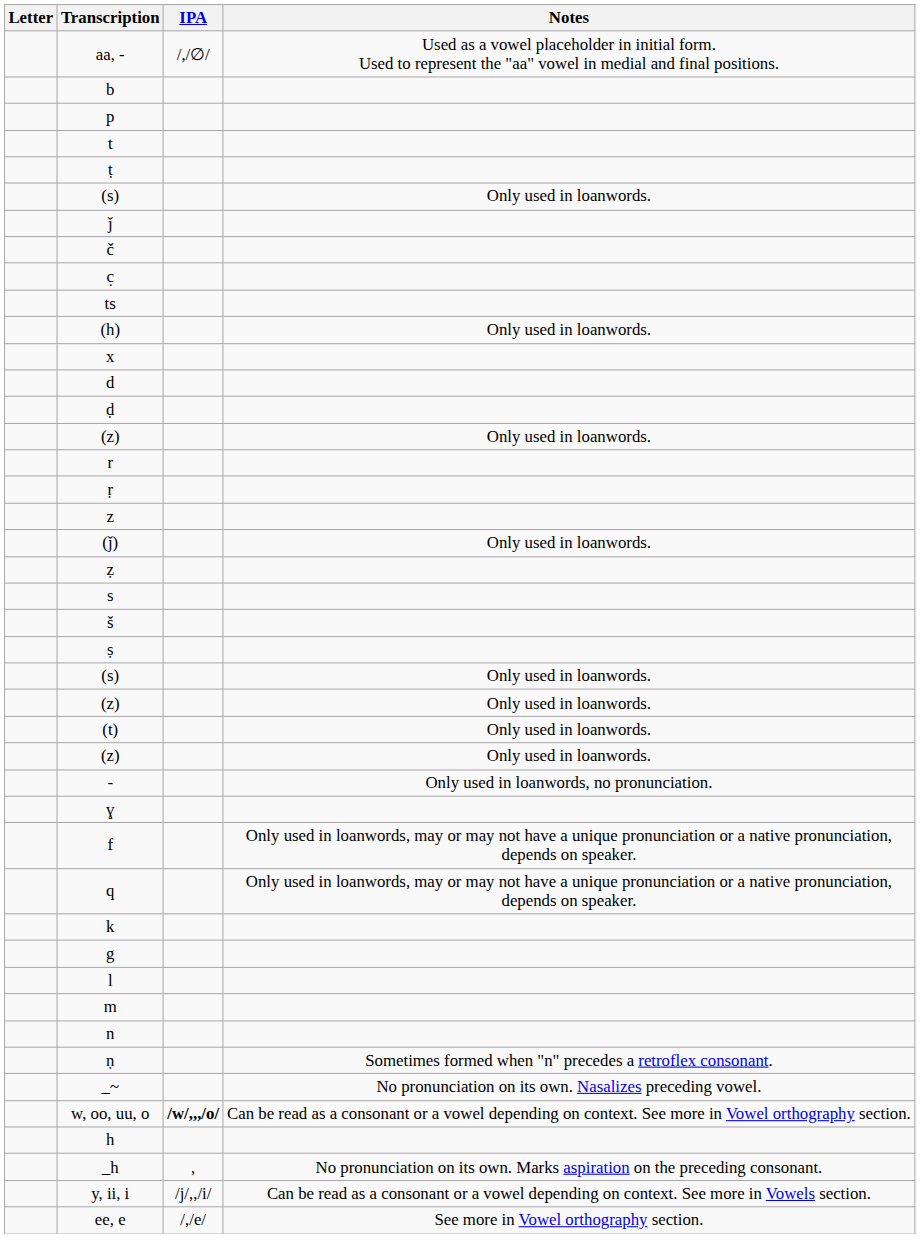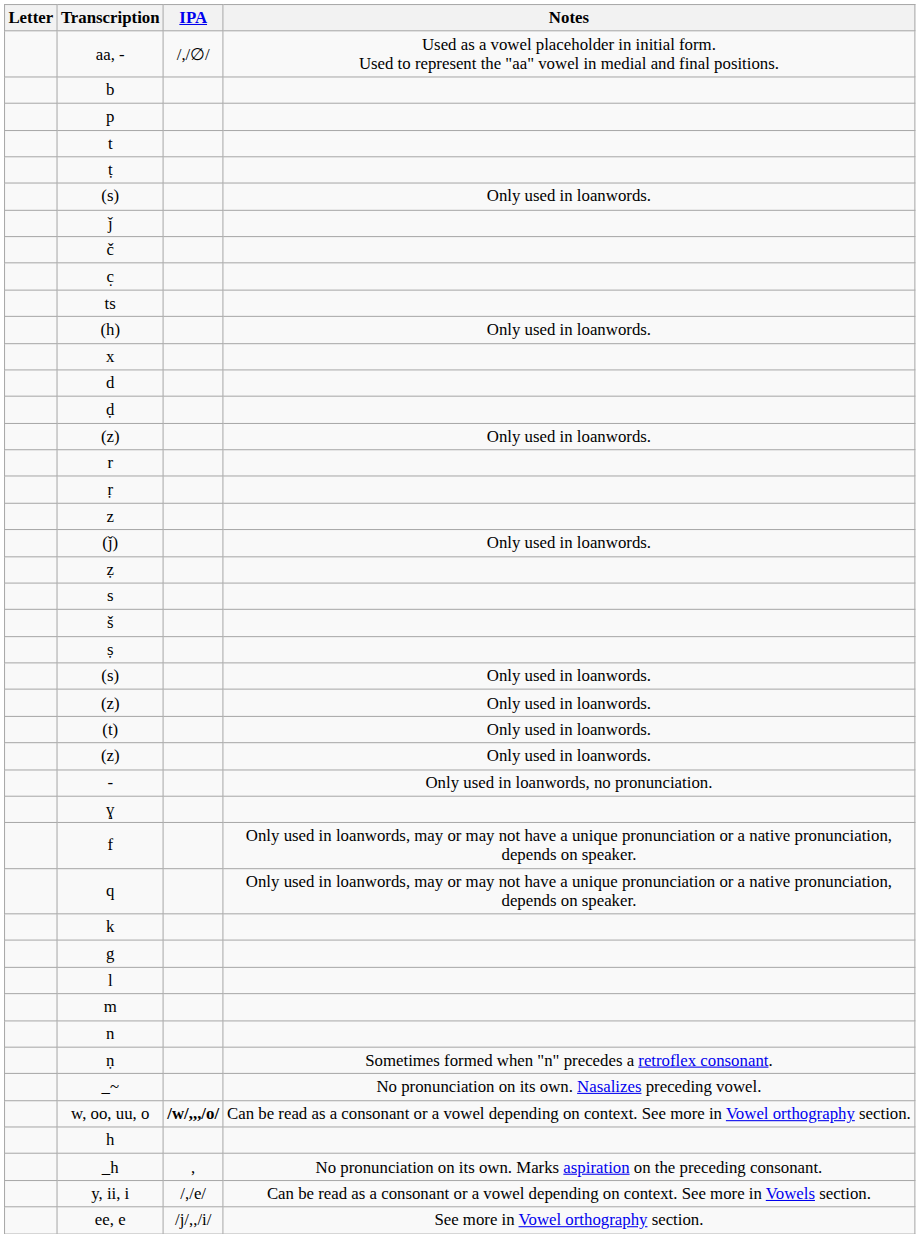(193, 1193) /j/,,/i/ -> (193, 1193) /,/e/
(193, 1220) /,/e/ -> (193, 1220) /j/,,/i/
